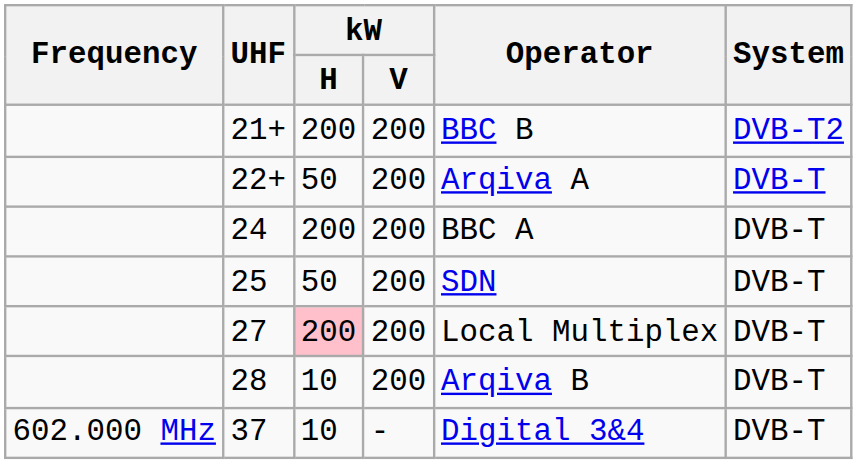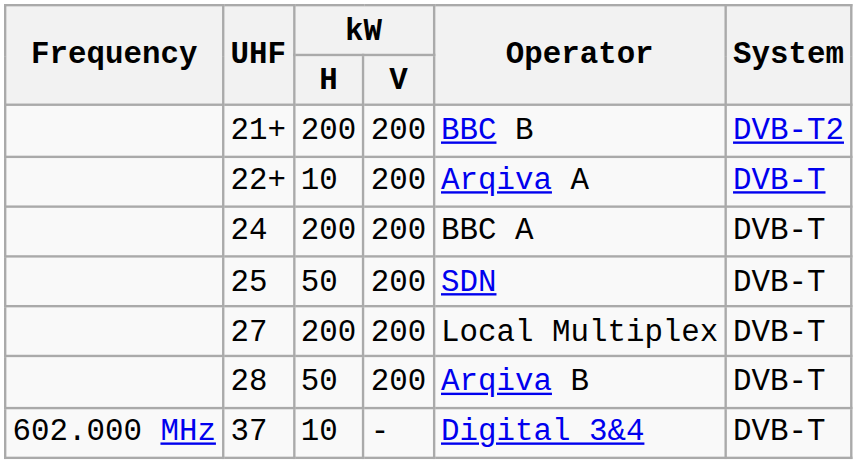(319, 181) 50 -> (319, 181) 10
(328, 332) pink background -> (328, 332) no background
(319, 382) 10 -> (319, 382) 50
